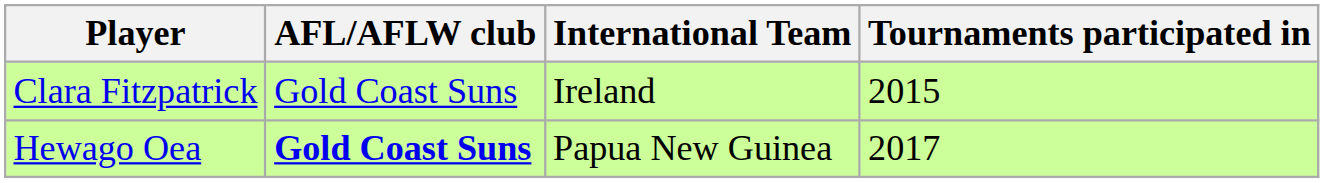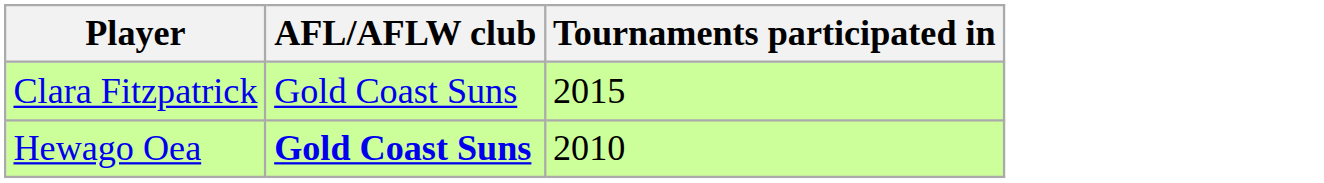- column: (702, 33)
(904, 147) 2017 -> (589, 147) 2010
